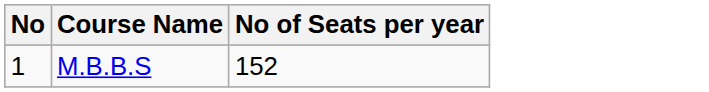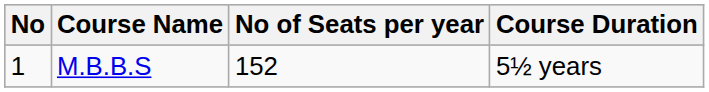+ column: (597, 24)
